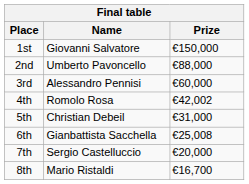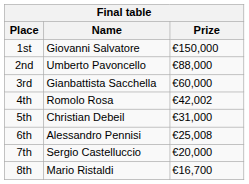(94, 83) Alessandro Pennisi -> (101, 83) Gianbattista Sacchella
(101, 135) Gianbattista Sacchella -> (94, 135) Alessandro Pennisi
